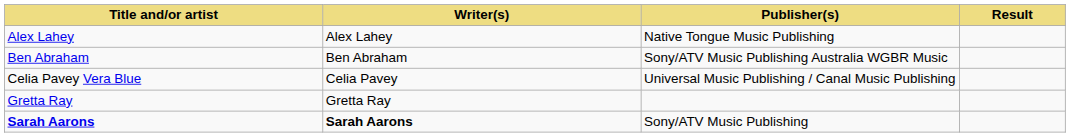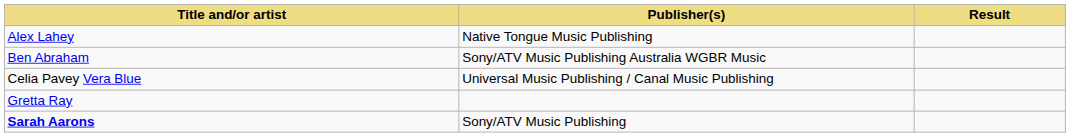- column: (482, 15)
